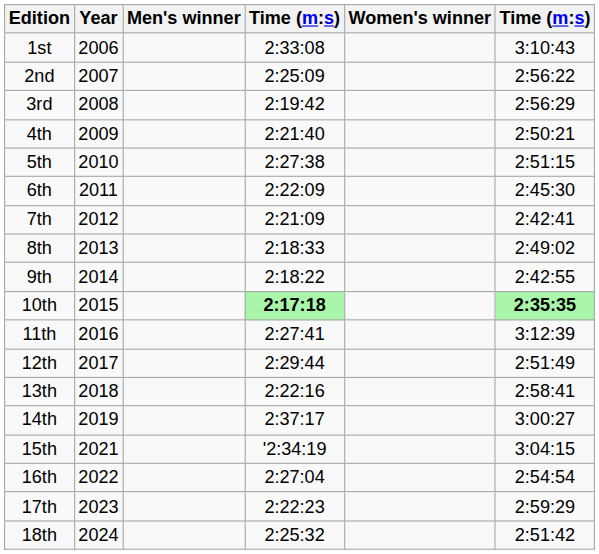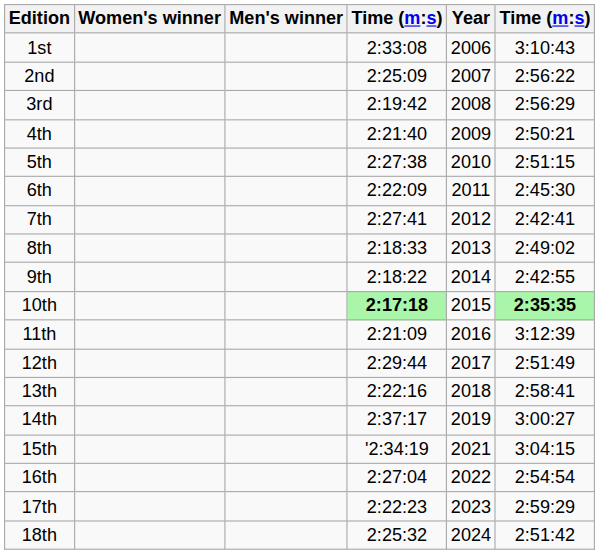columns swapped: (98, 18) <-> (420, 18)
(295, 219) 2:21:09 -> (397, 219) 2:27:41
(295, 334) 2:27:41 -> (397, 334) 2:21:09
